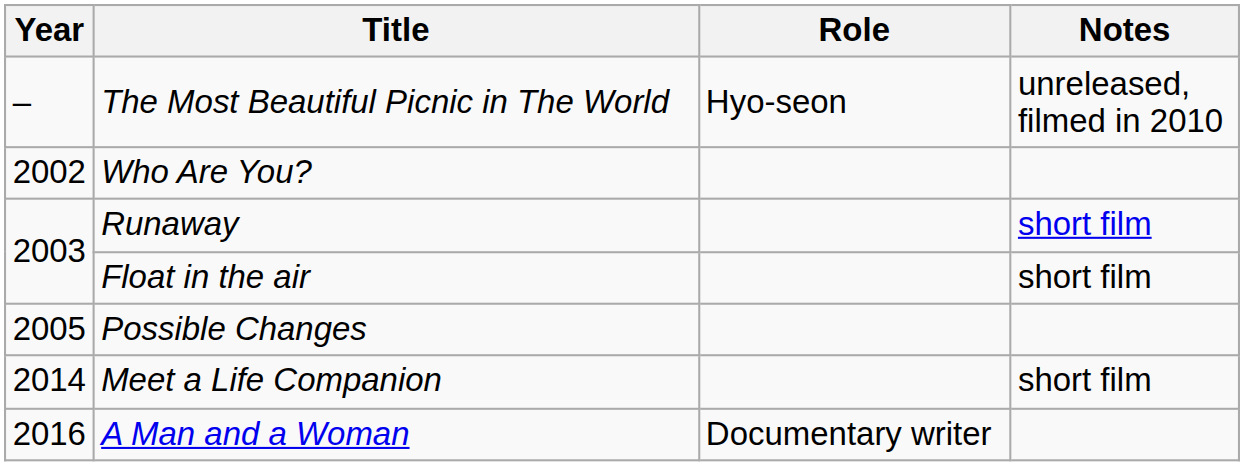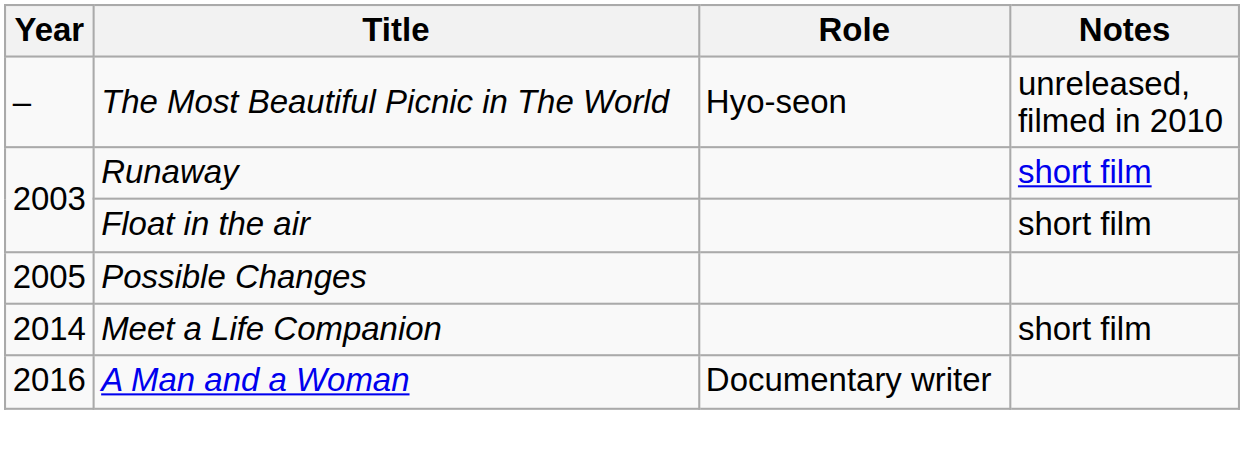- row: (207, 172)
